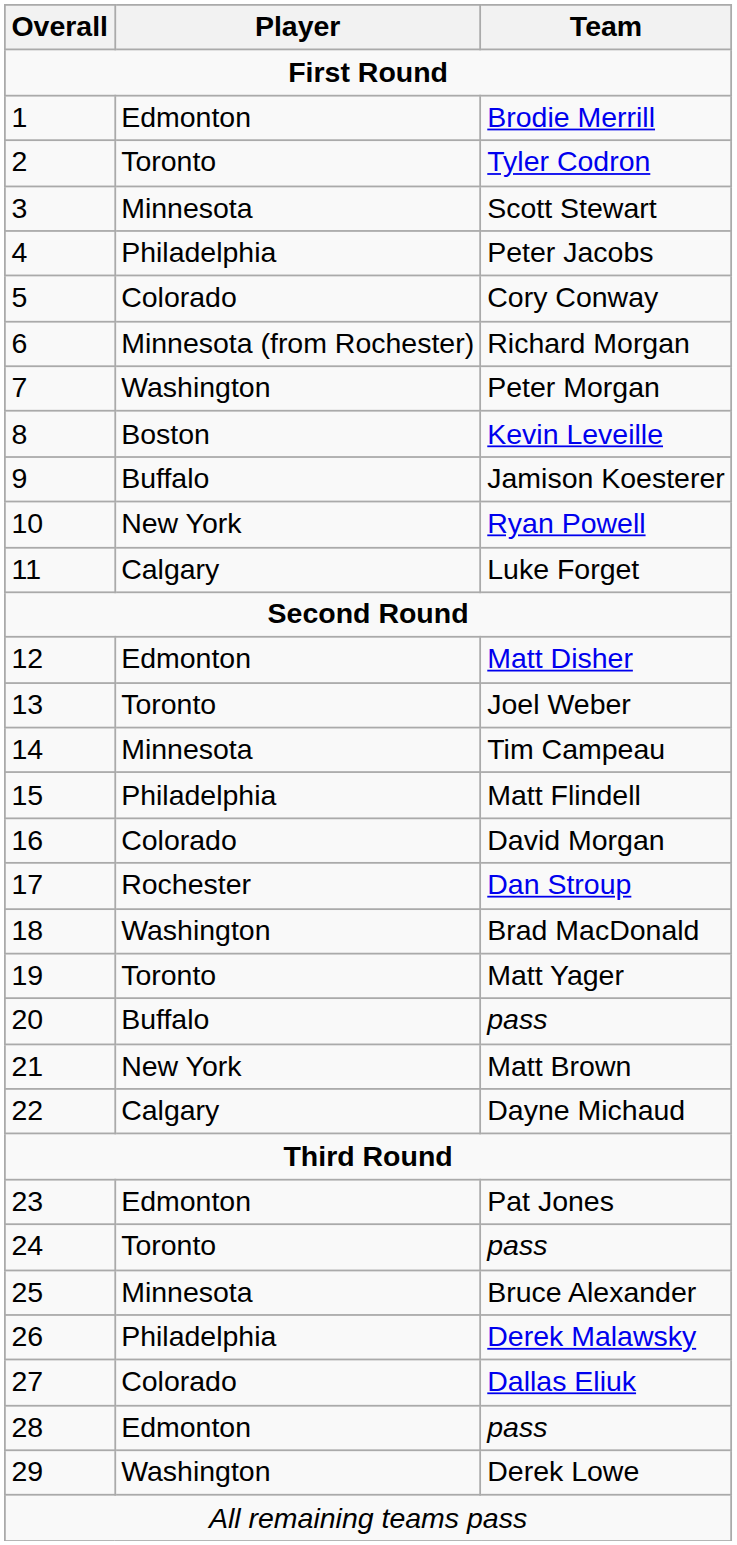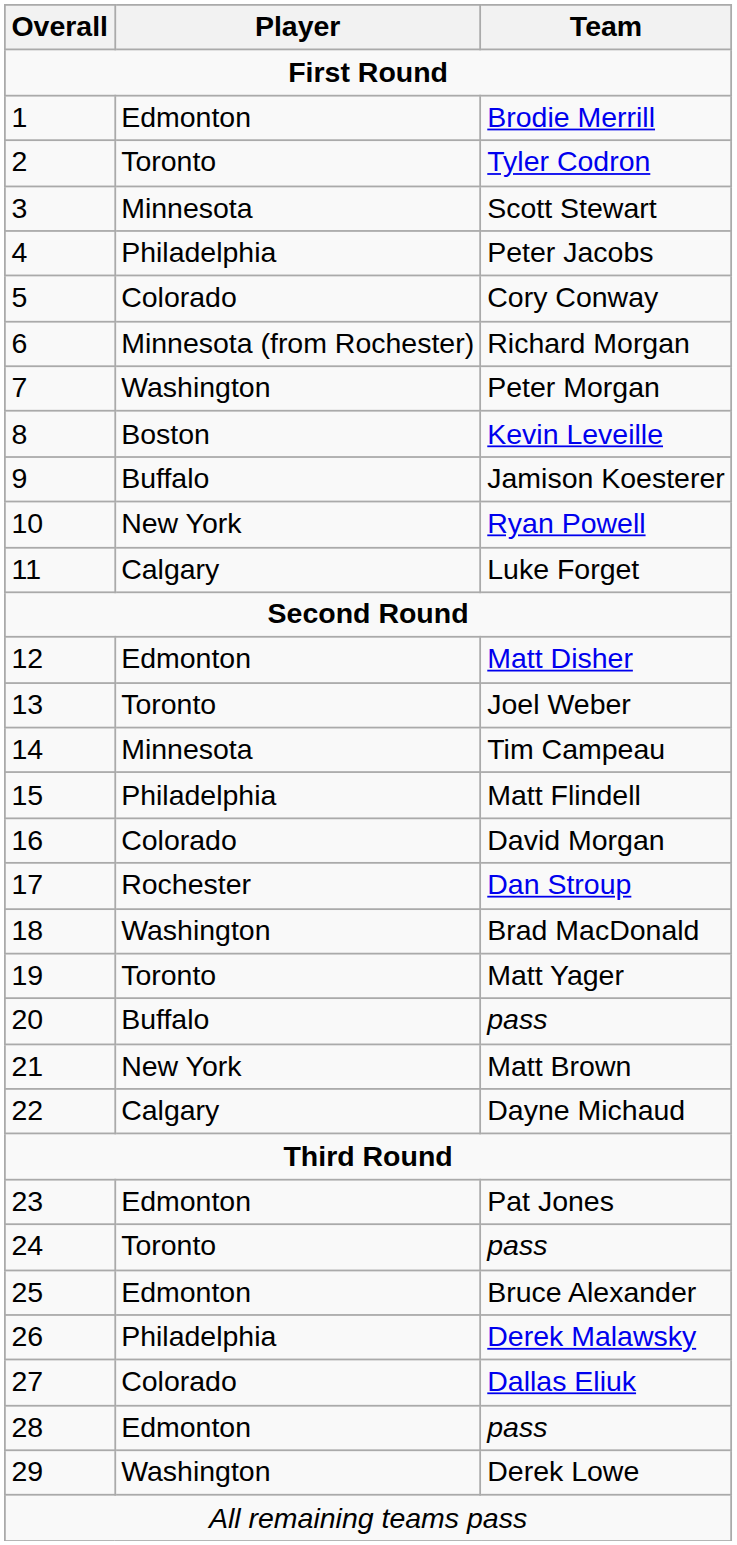(187, 1291) Minnesota -> (186, 1291) Edmonton
